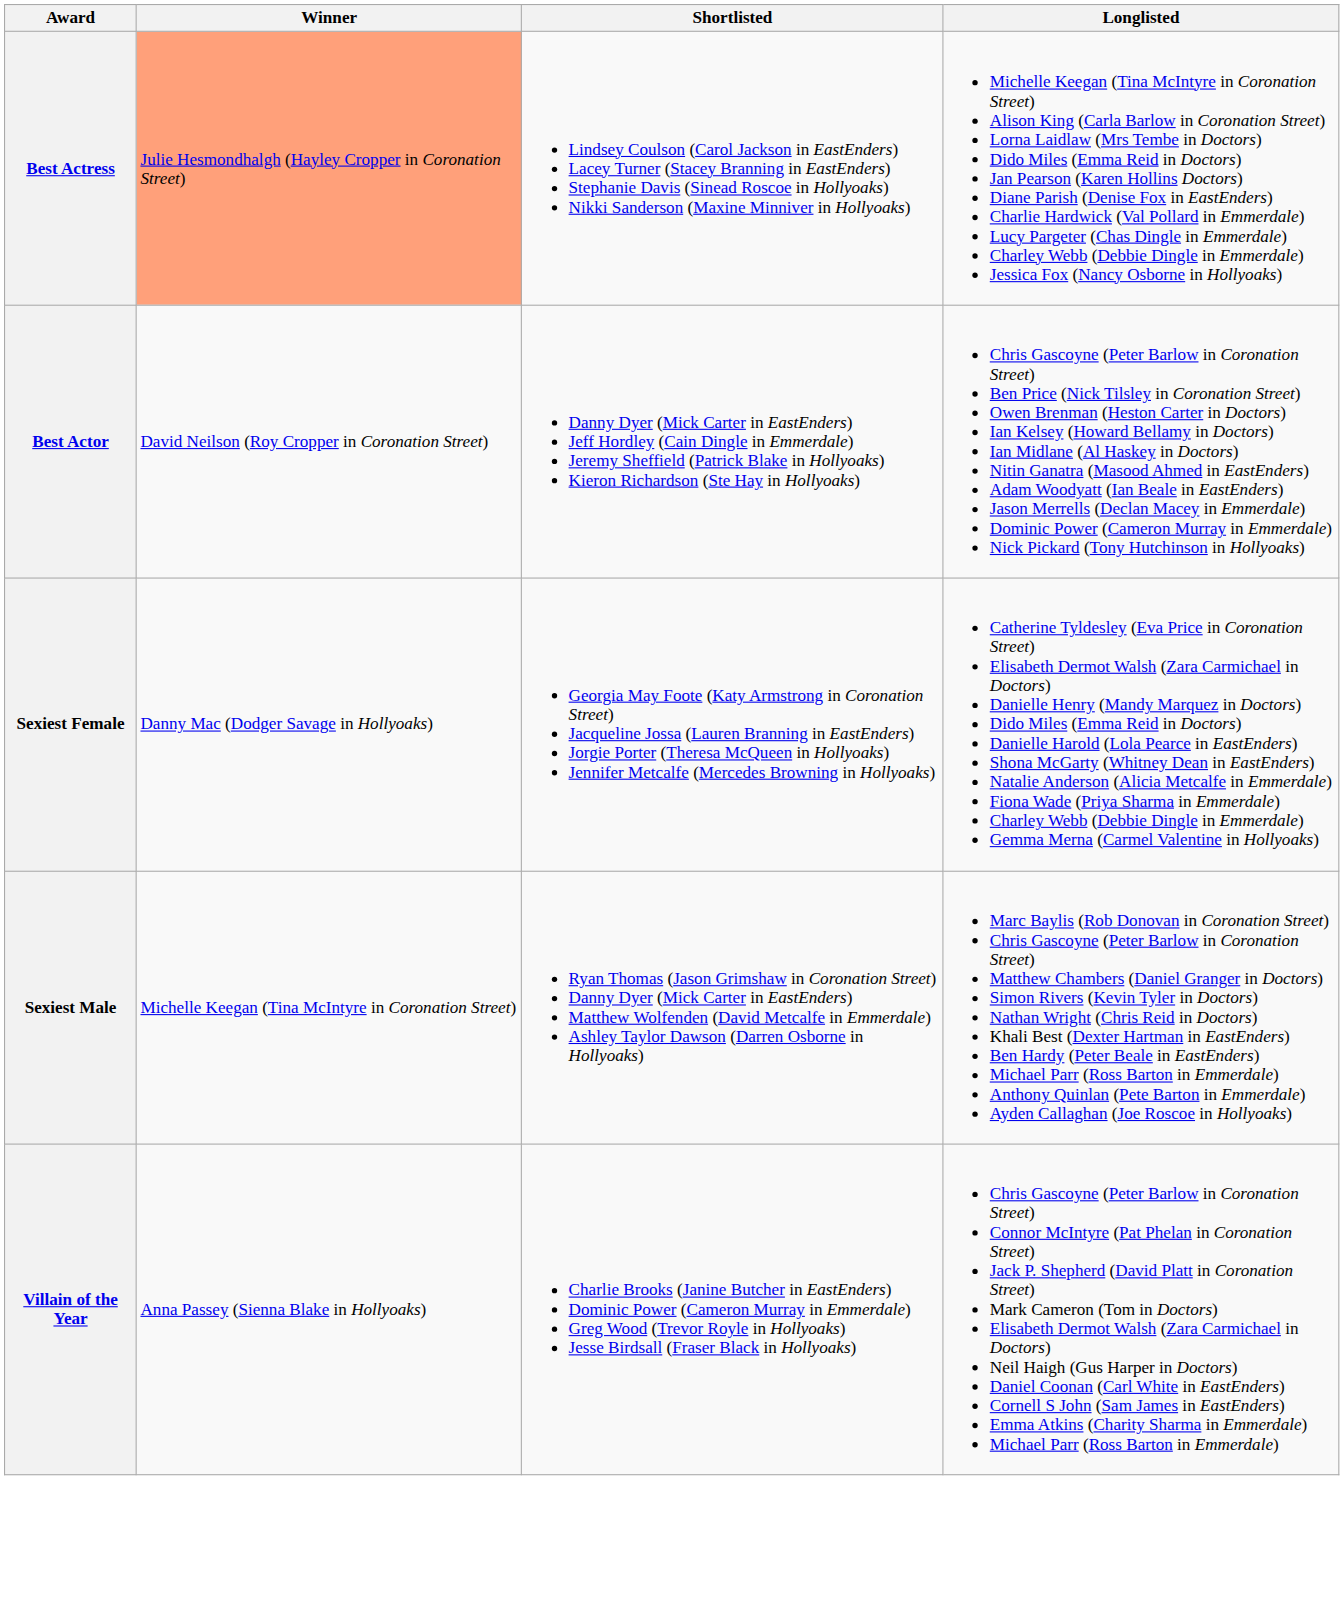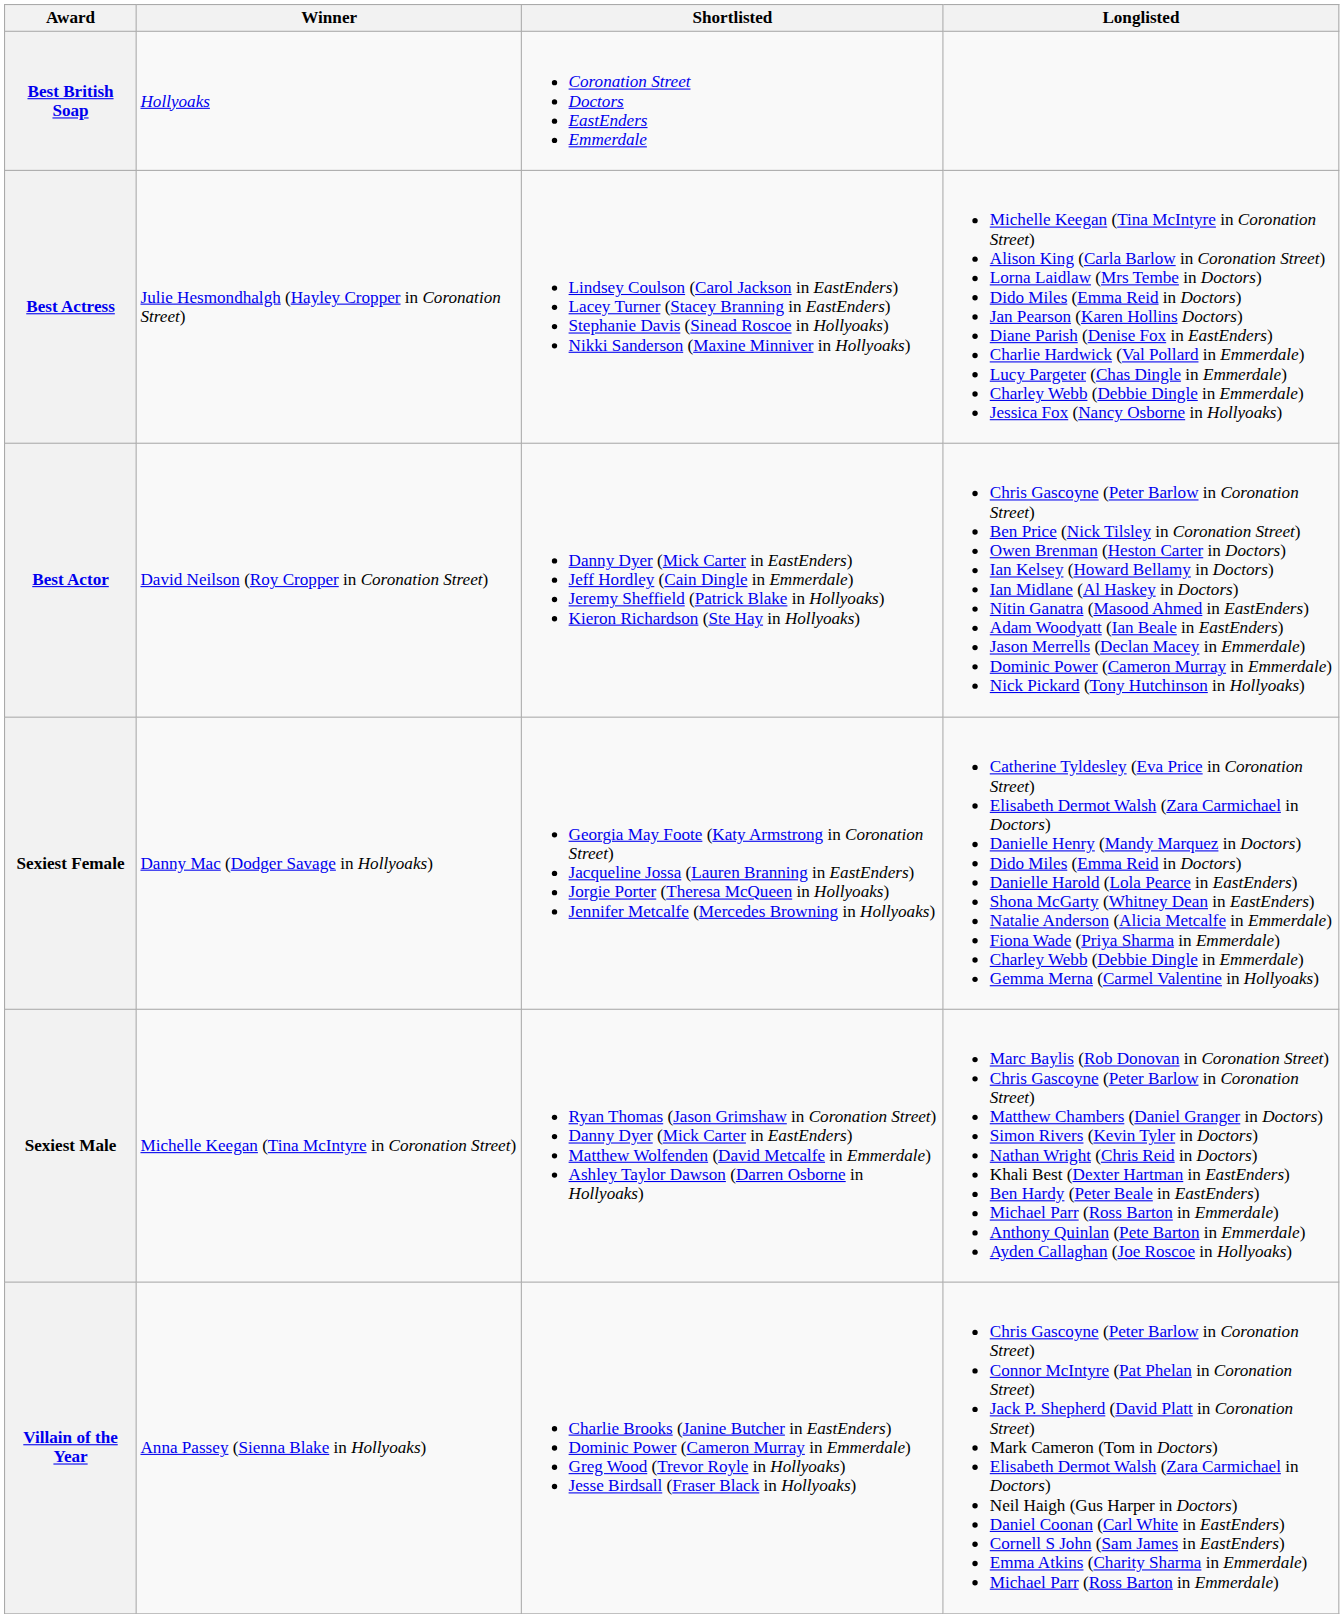+ row: (71, 100)
(321, 168) lightsalmon background -> (321, 306) no background
